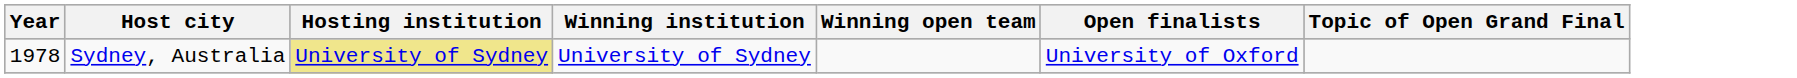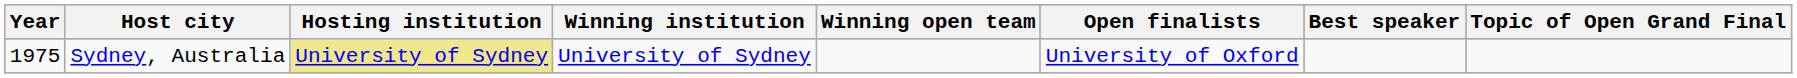+ column: (1384, 22)
(35, 56) 1978 -> (35, 56) 1975
